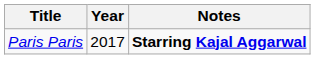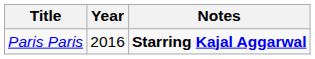(108, 41) 2017 -> (108, 41) 2016
